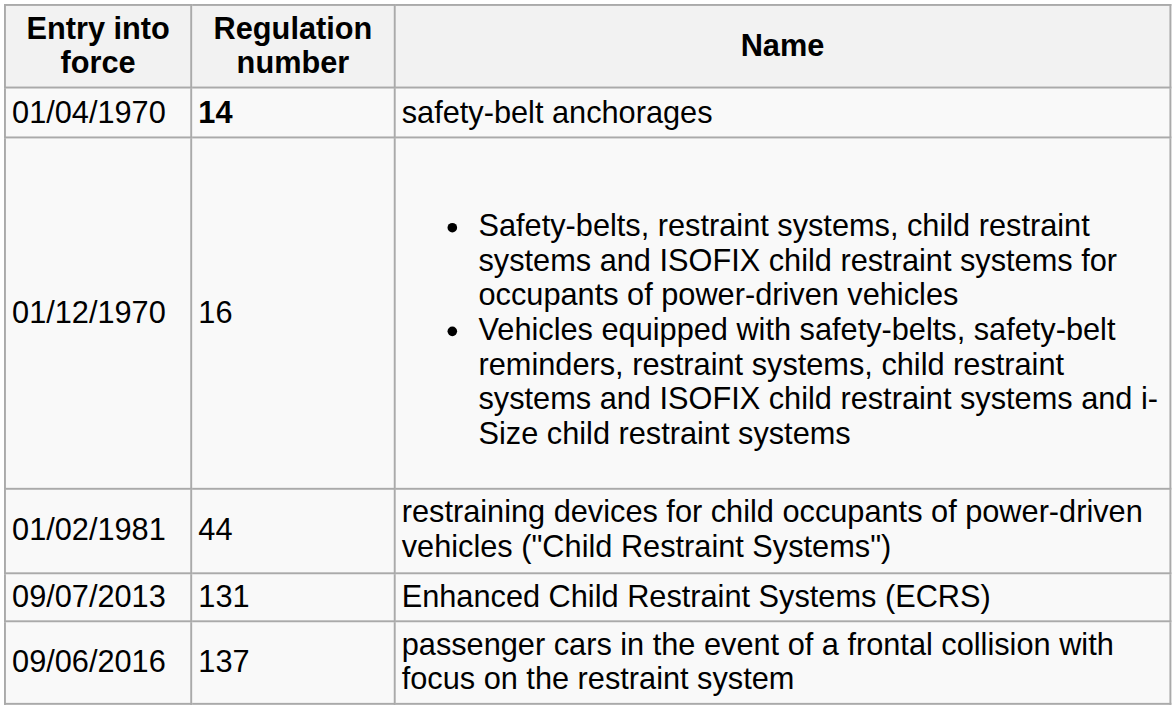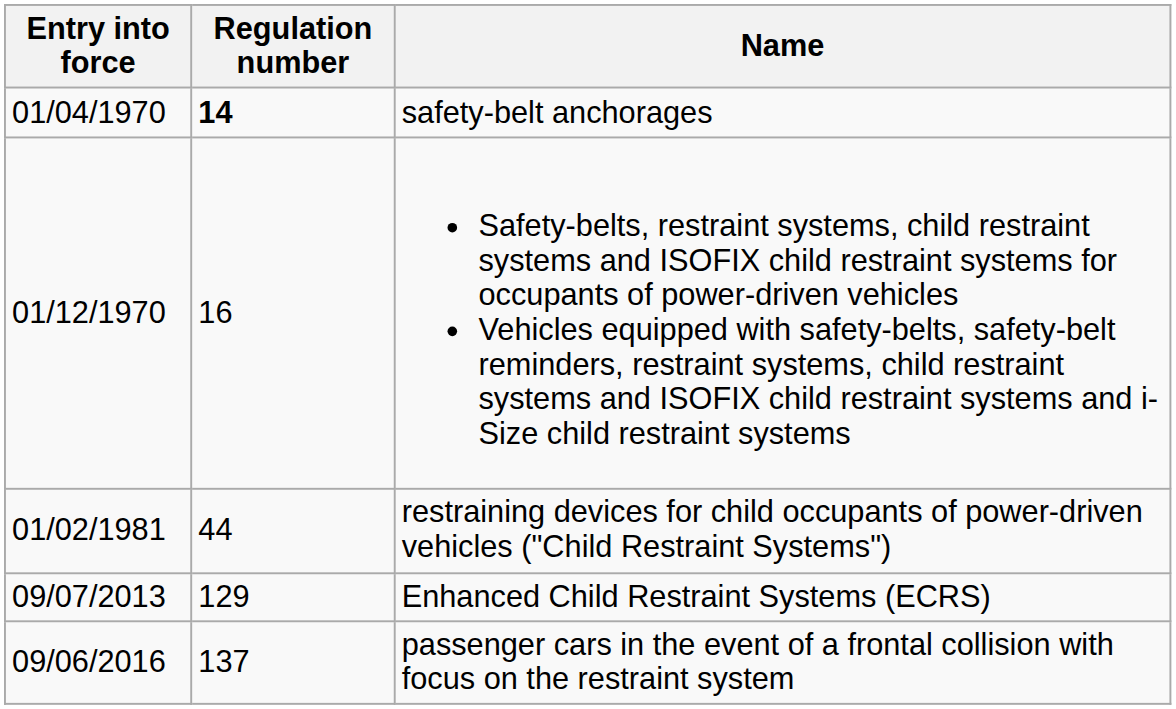(224, 596) 131 -> (224, 596) 129
